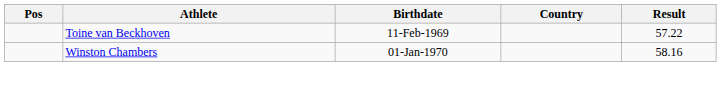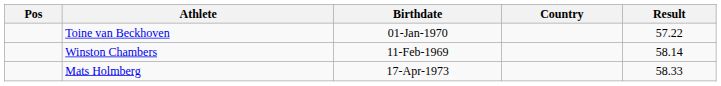(418, 33) 11-Feb-1969 -> (418, 33) 01-Jan-1970
(418, 52) 01-Jan-1970 -> (418, 52) 11-Feb-1969
(669, 52) 58.16 -> (669, 52) 58.14
+ row: (103, 71)
